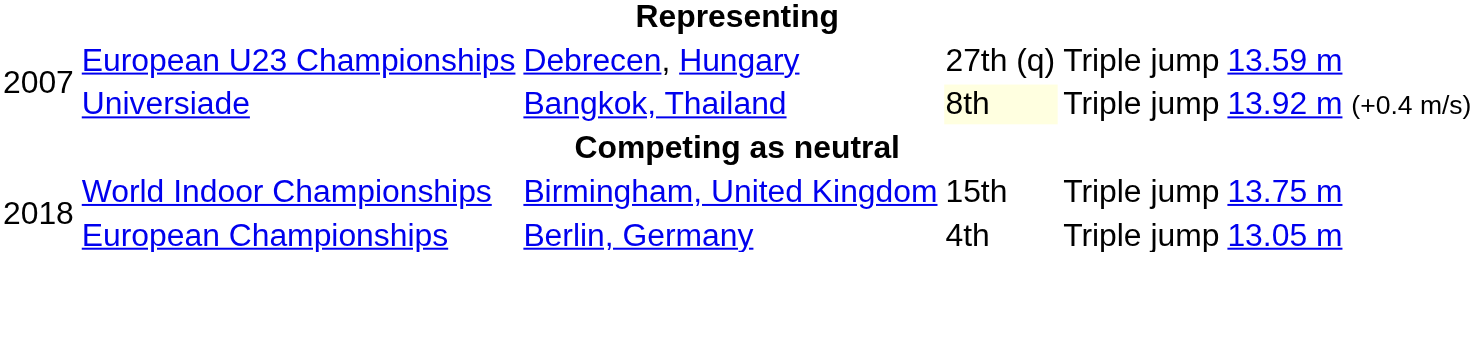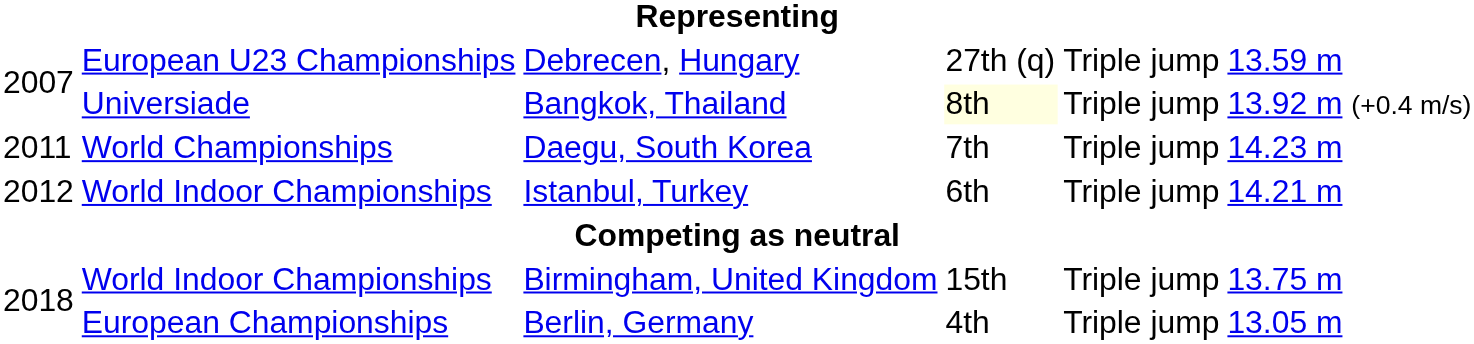+ row: (668, 147)
+ row: (636, 191)
